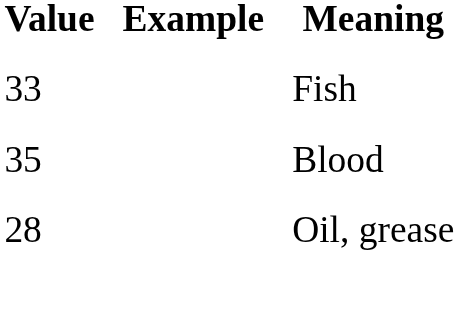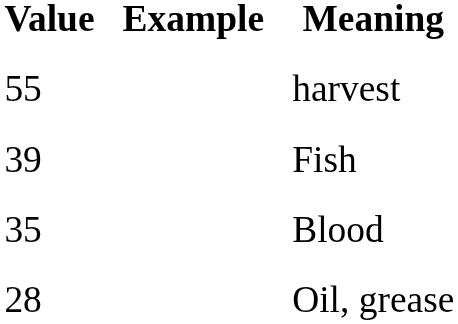+ row: (346, 88)
(23, 88) 33 -> (23, 159) 39
